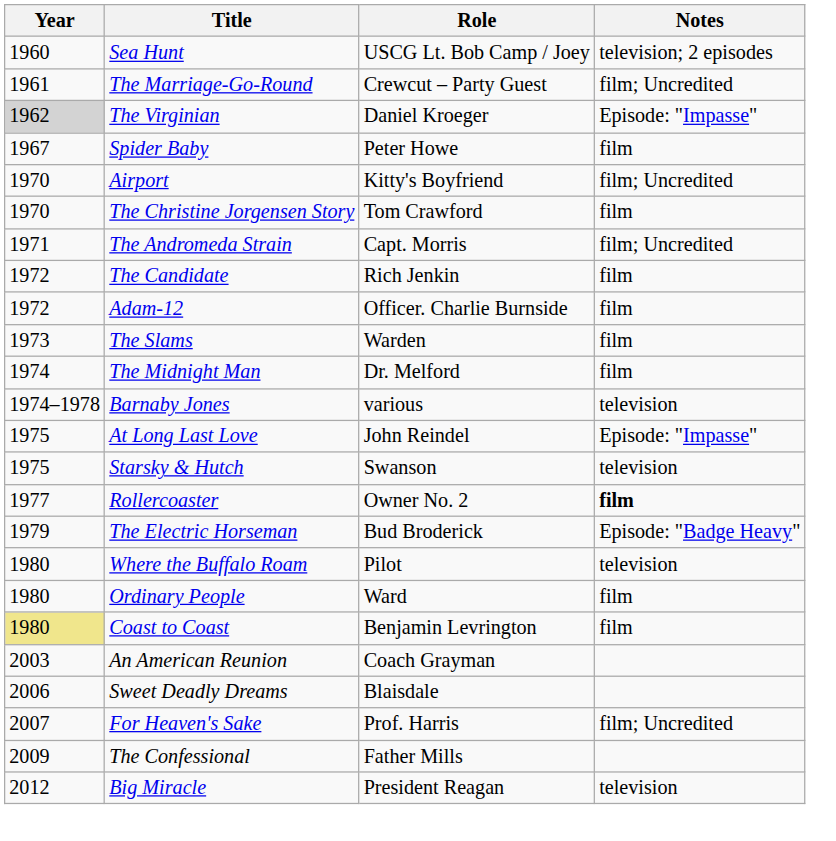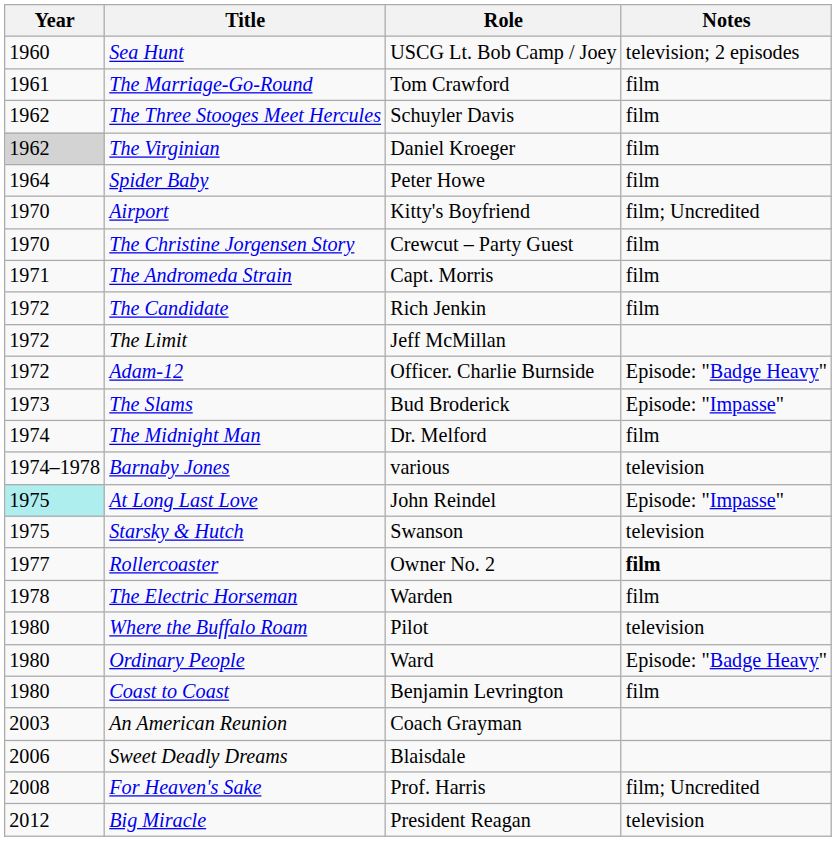(455, 84) Crewcut – Party Guest -> (450, 84) Tom Crawford
(666, 84) film; Uncredited -> (643, 84) film
+ row: (245, 116)
(678, 116) Episode: "Impasse" -> (643, 148) film
(29, 148) 1967 -> (29, 180) 1964
(423, 212) Tom Crawford -> (482, 244) Crewcut – Party Guest
(666, 244) film; Uncredited -> (643, 276) film
+ row: (148, 340)
(616, 308) film -> (726, 372) Episode: "Badge Heavy"
(395, 340) Warden -> (450, 404) Bud Broderick
(616, 340) film -> (705, 404) Episode: "Impasse"
(29, 436) no background -> (29, 500) paleturquoise background
(29, 532) 1979 -> (29, 595) 1978
(423, 532) Bud Broderick -> (421, 595) Warden
(700, 532) Episode: "Badge Heavy" -> (643, 595) film
(616, 595) film -> (726, 659) Episode: "Badge Heavy"
(29, 627) khaki background -> (29, 691) no background
(29, 723) 2007 -> (29, 787) 2008
- row: (180, 755)
